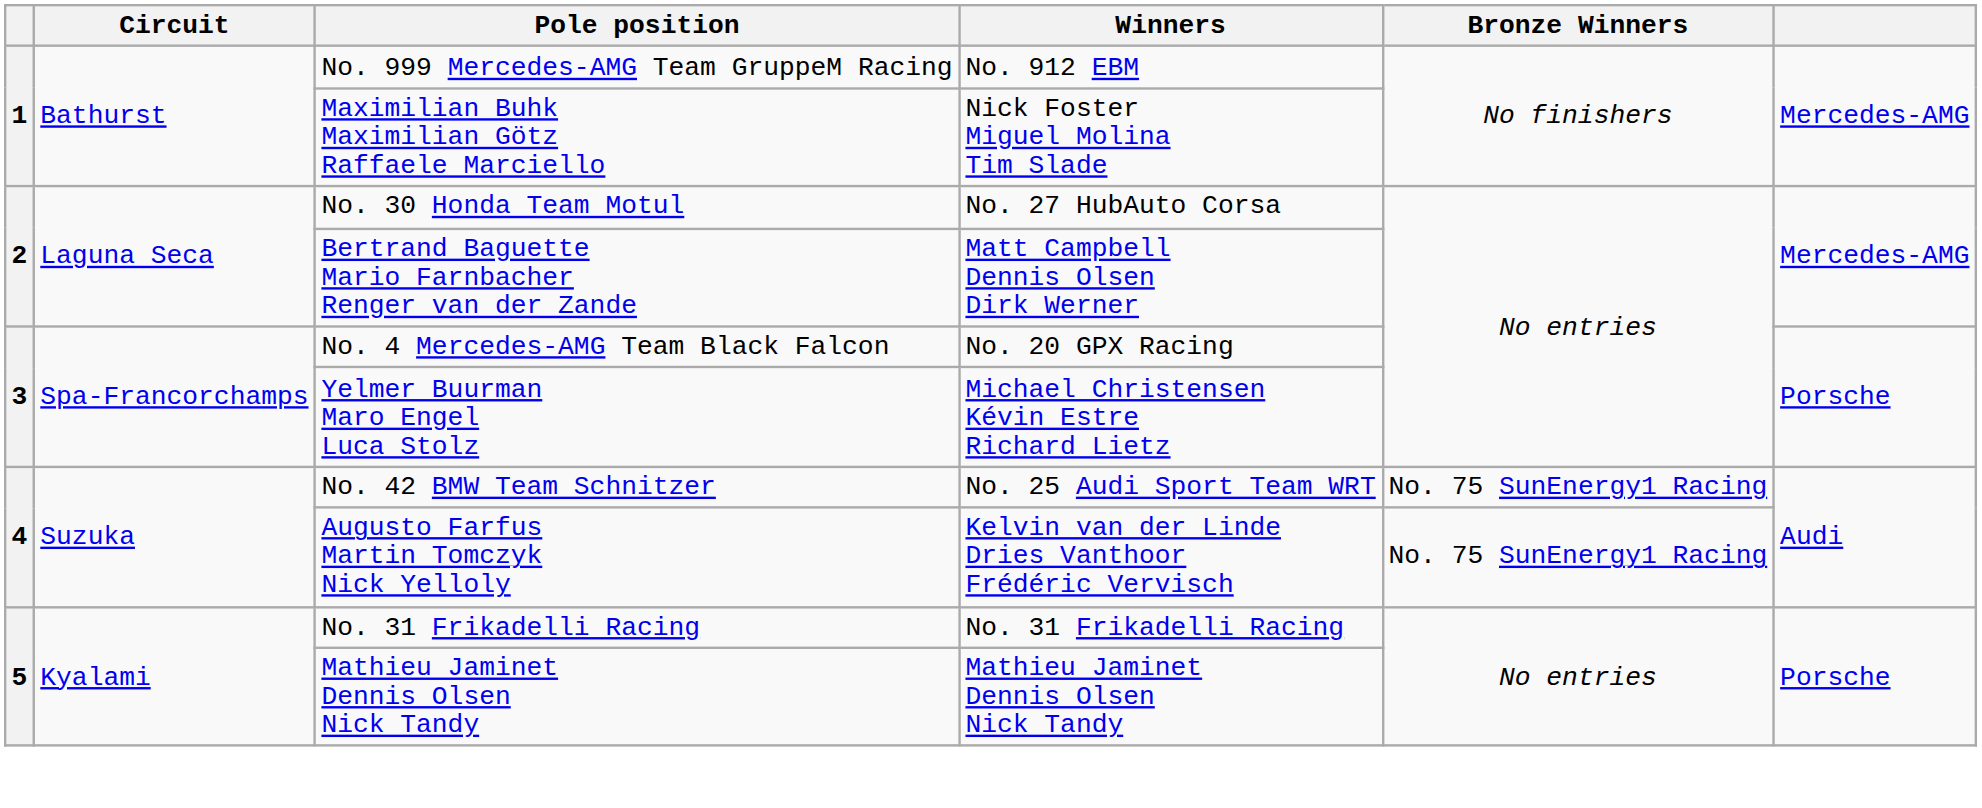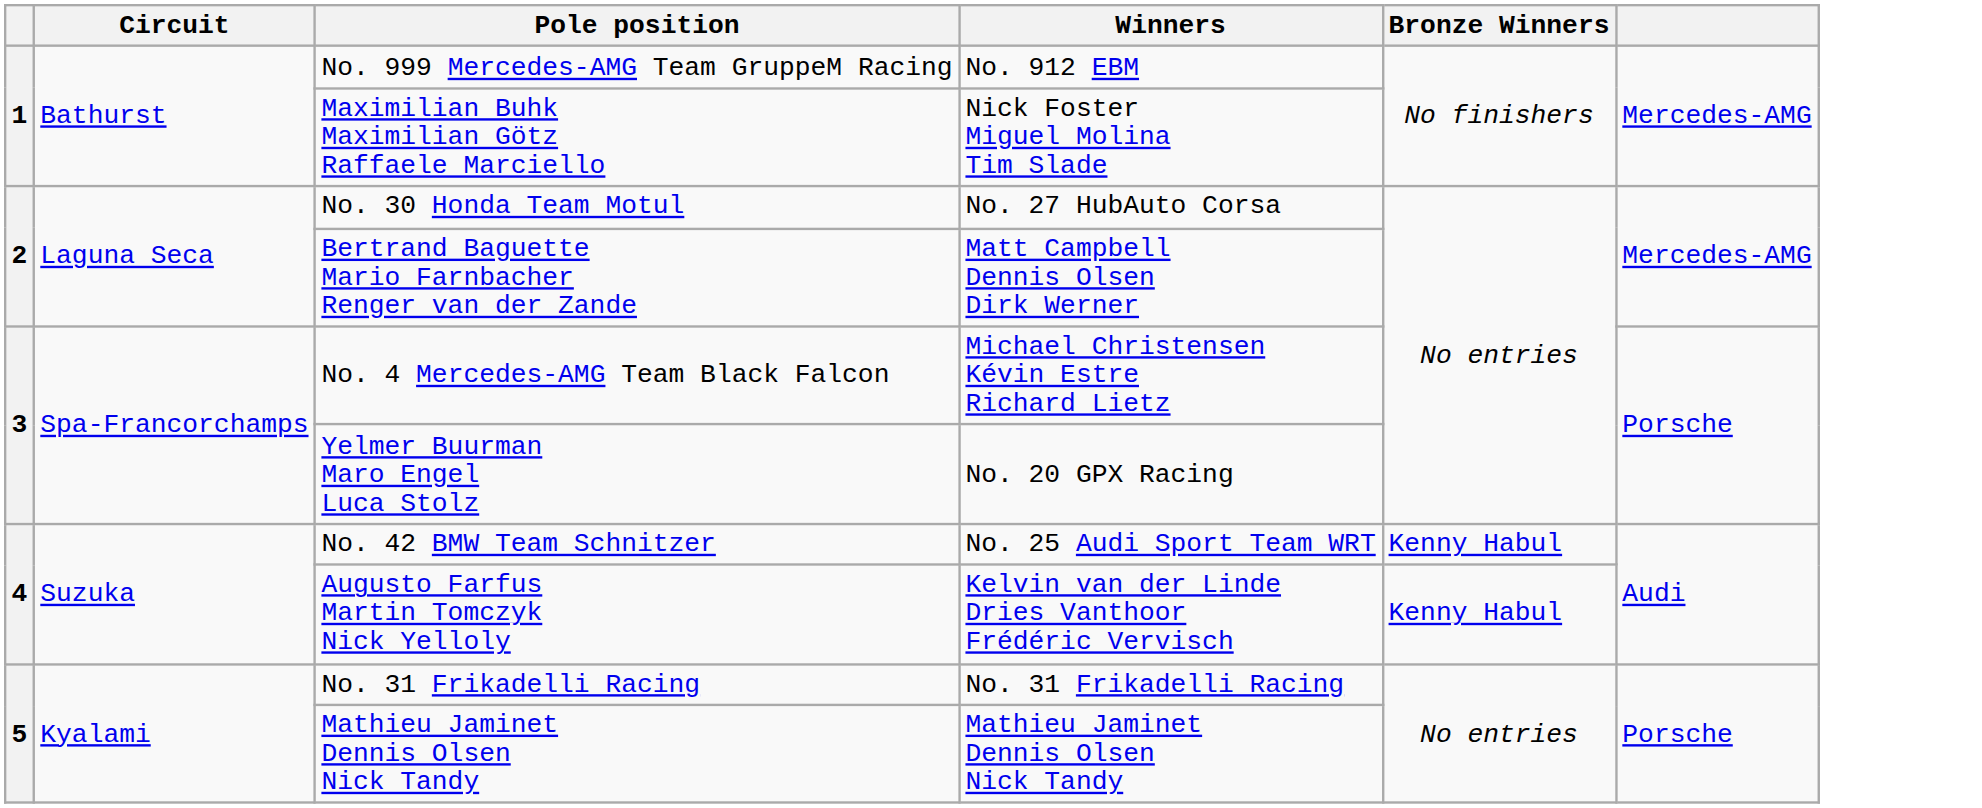(1100, 347) No. 20 GPX Racing -> (1115, 376) Michael Christensen Kévin Estre Richard Lietz
(1115, 417) Michael Christensen Kévin Estre Richard Lietz -> (1100, 474) No. 20 GPX Racing
(1578, 487) No. 75 SunEnergy1 Racing -> (1475, 544) Kenny Habul
(1578, 557) No. 75 SunEnergy1 Racing -> (1475, 614) Kenny Habul
